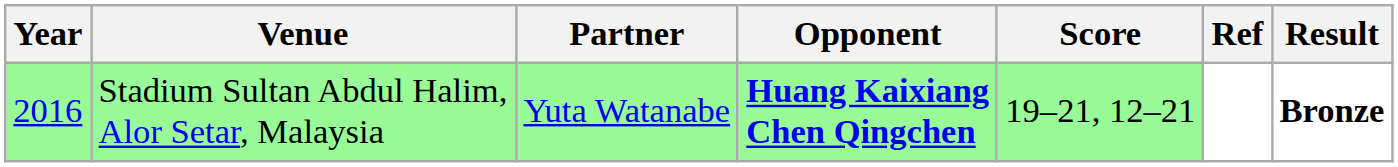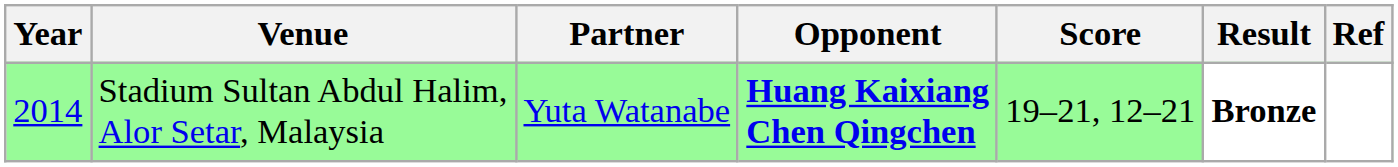columns swapped: (1332, 33) <-> (1237, 33)
(48, 110) 2016 -> (48, 110) 2014
